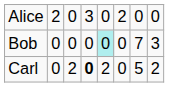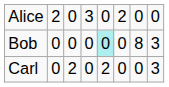(139, 43) 7 -> (139, 43) 8
(89, 69) bold -> (89, 69) normal
(139, 69) 5 -> (139, 69) 0
(155, 69) 2 -> (155, 69) 3
